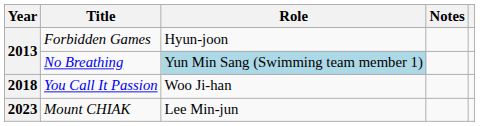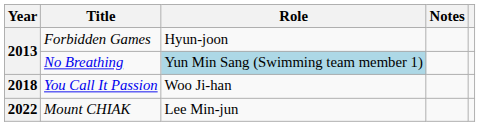(23, 109) 2023 -> (23, 109) 2022
